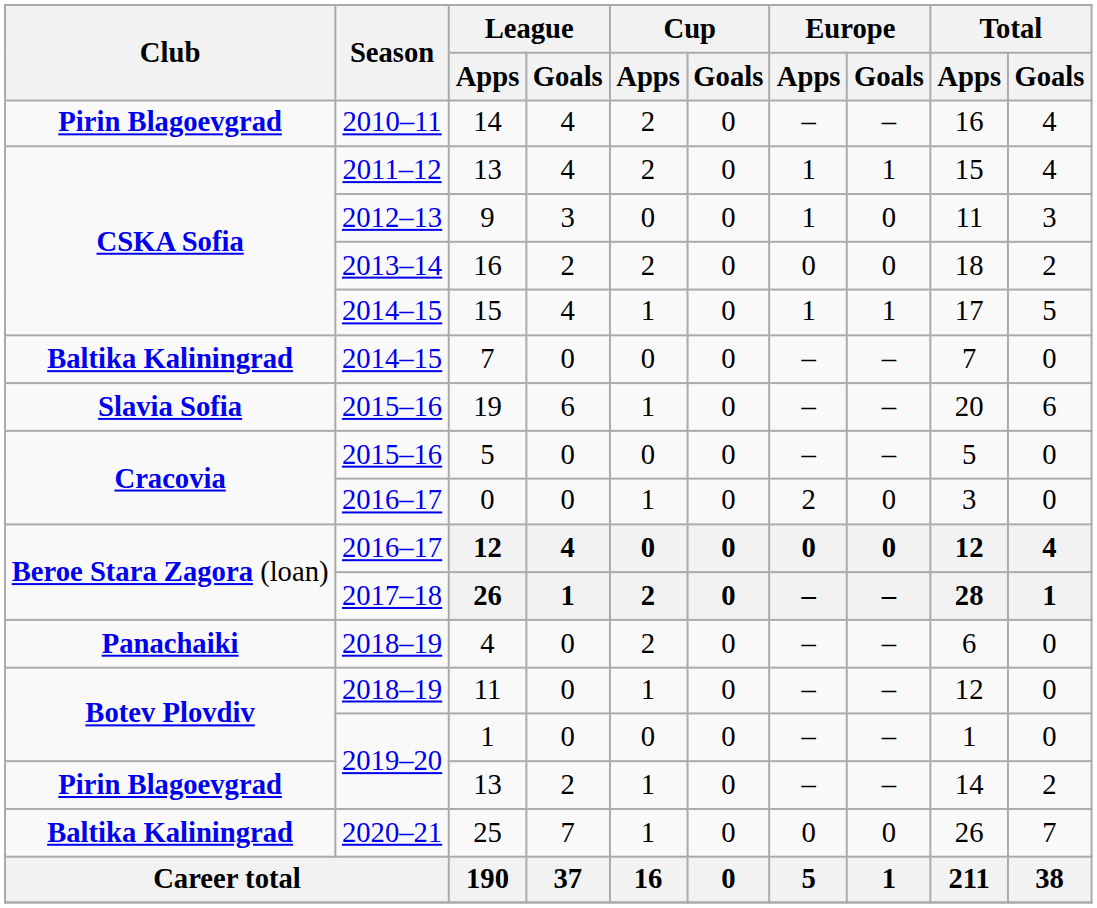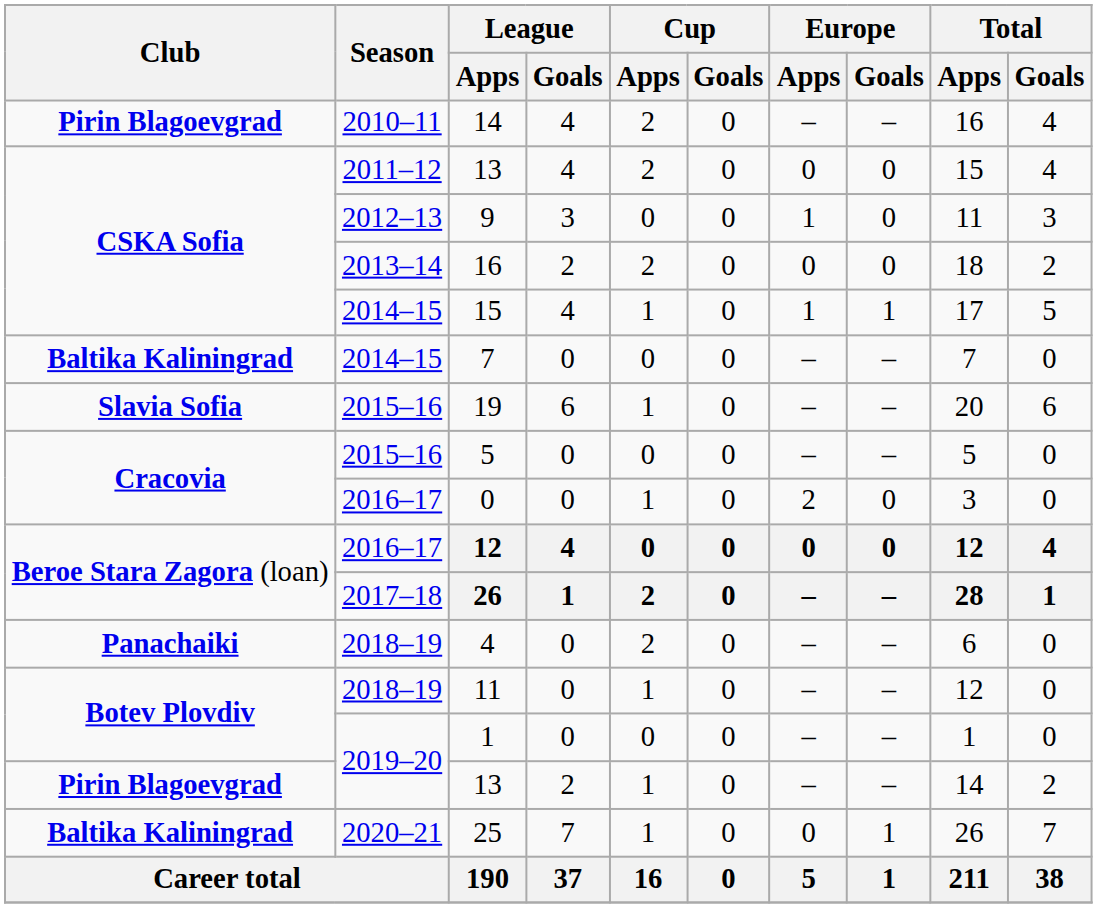(809, 170) 1 -> (809, 170) 0
(889, 170) 1 -> (889, 170) 0
(889, 831) 0 -> (889, 831) 1
